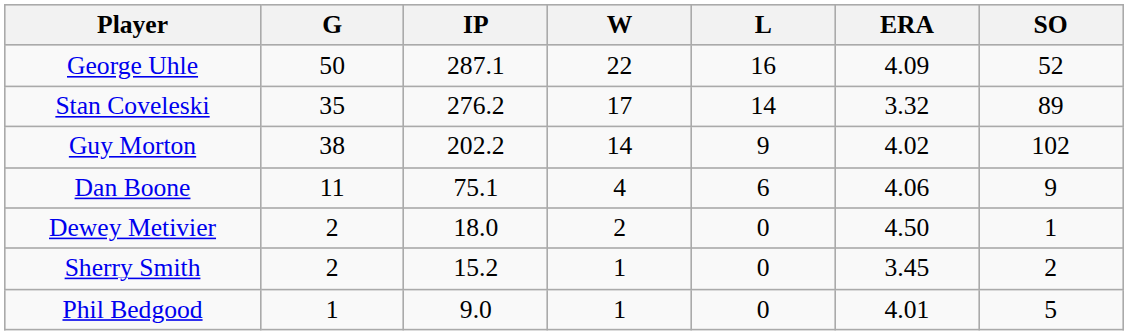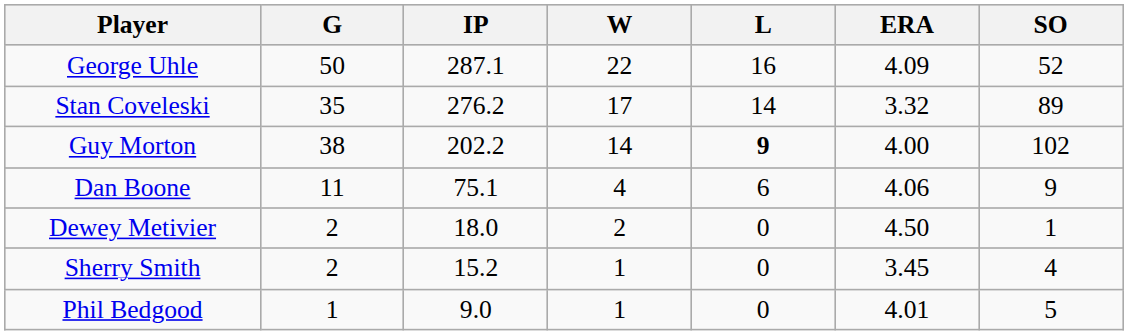(763, 146) normal -> (763, 146) bold
(907, 146) 4.02 -> (907, 146) 4.00
(1051, 268) 2 -> (1051, 268) 4
